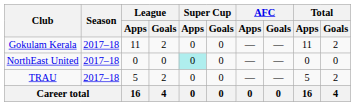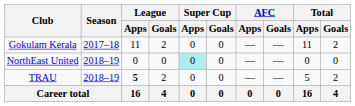(101, 61) 2017–18 -> (101, 61) 2018–19
(101, 77) 2017–18 -> (101, 77) 2018–19
(135, 77) normal -> (135, 77) bold
